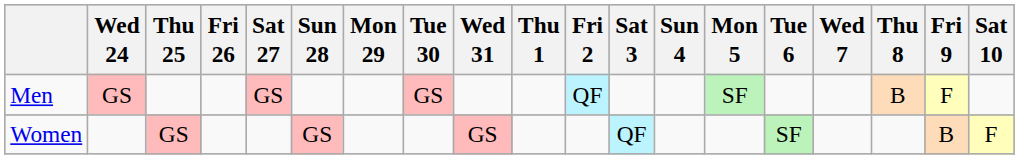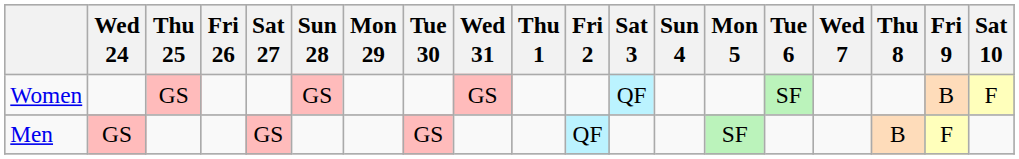rows swapped: (32, 94) <-> (46, 134)
